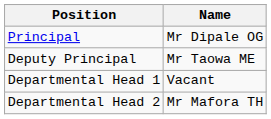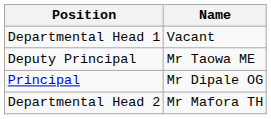rows swapped: (44, 37) <-> (84, 81)
